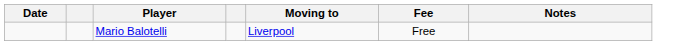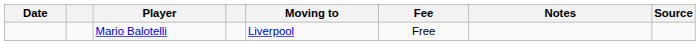+ column: (673, 13)
